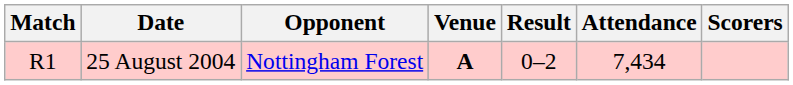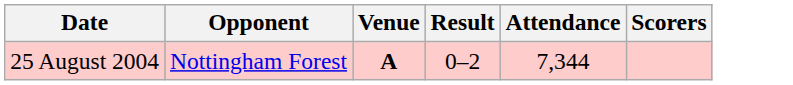- column: (43, 23)
(639, 60) 7,434 -> (563, 60) 7,344
